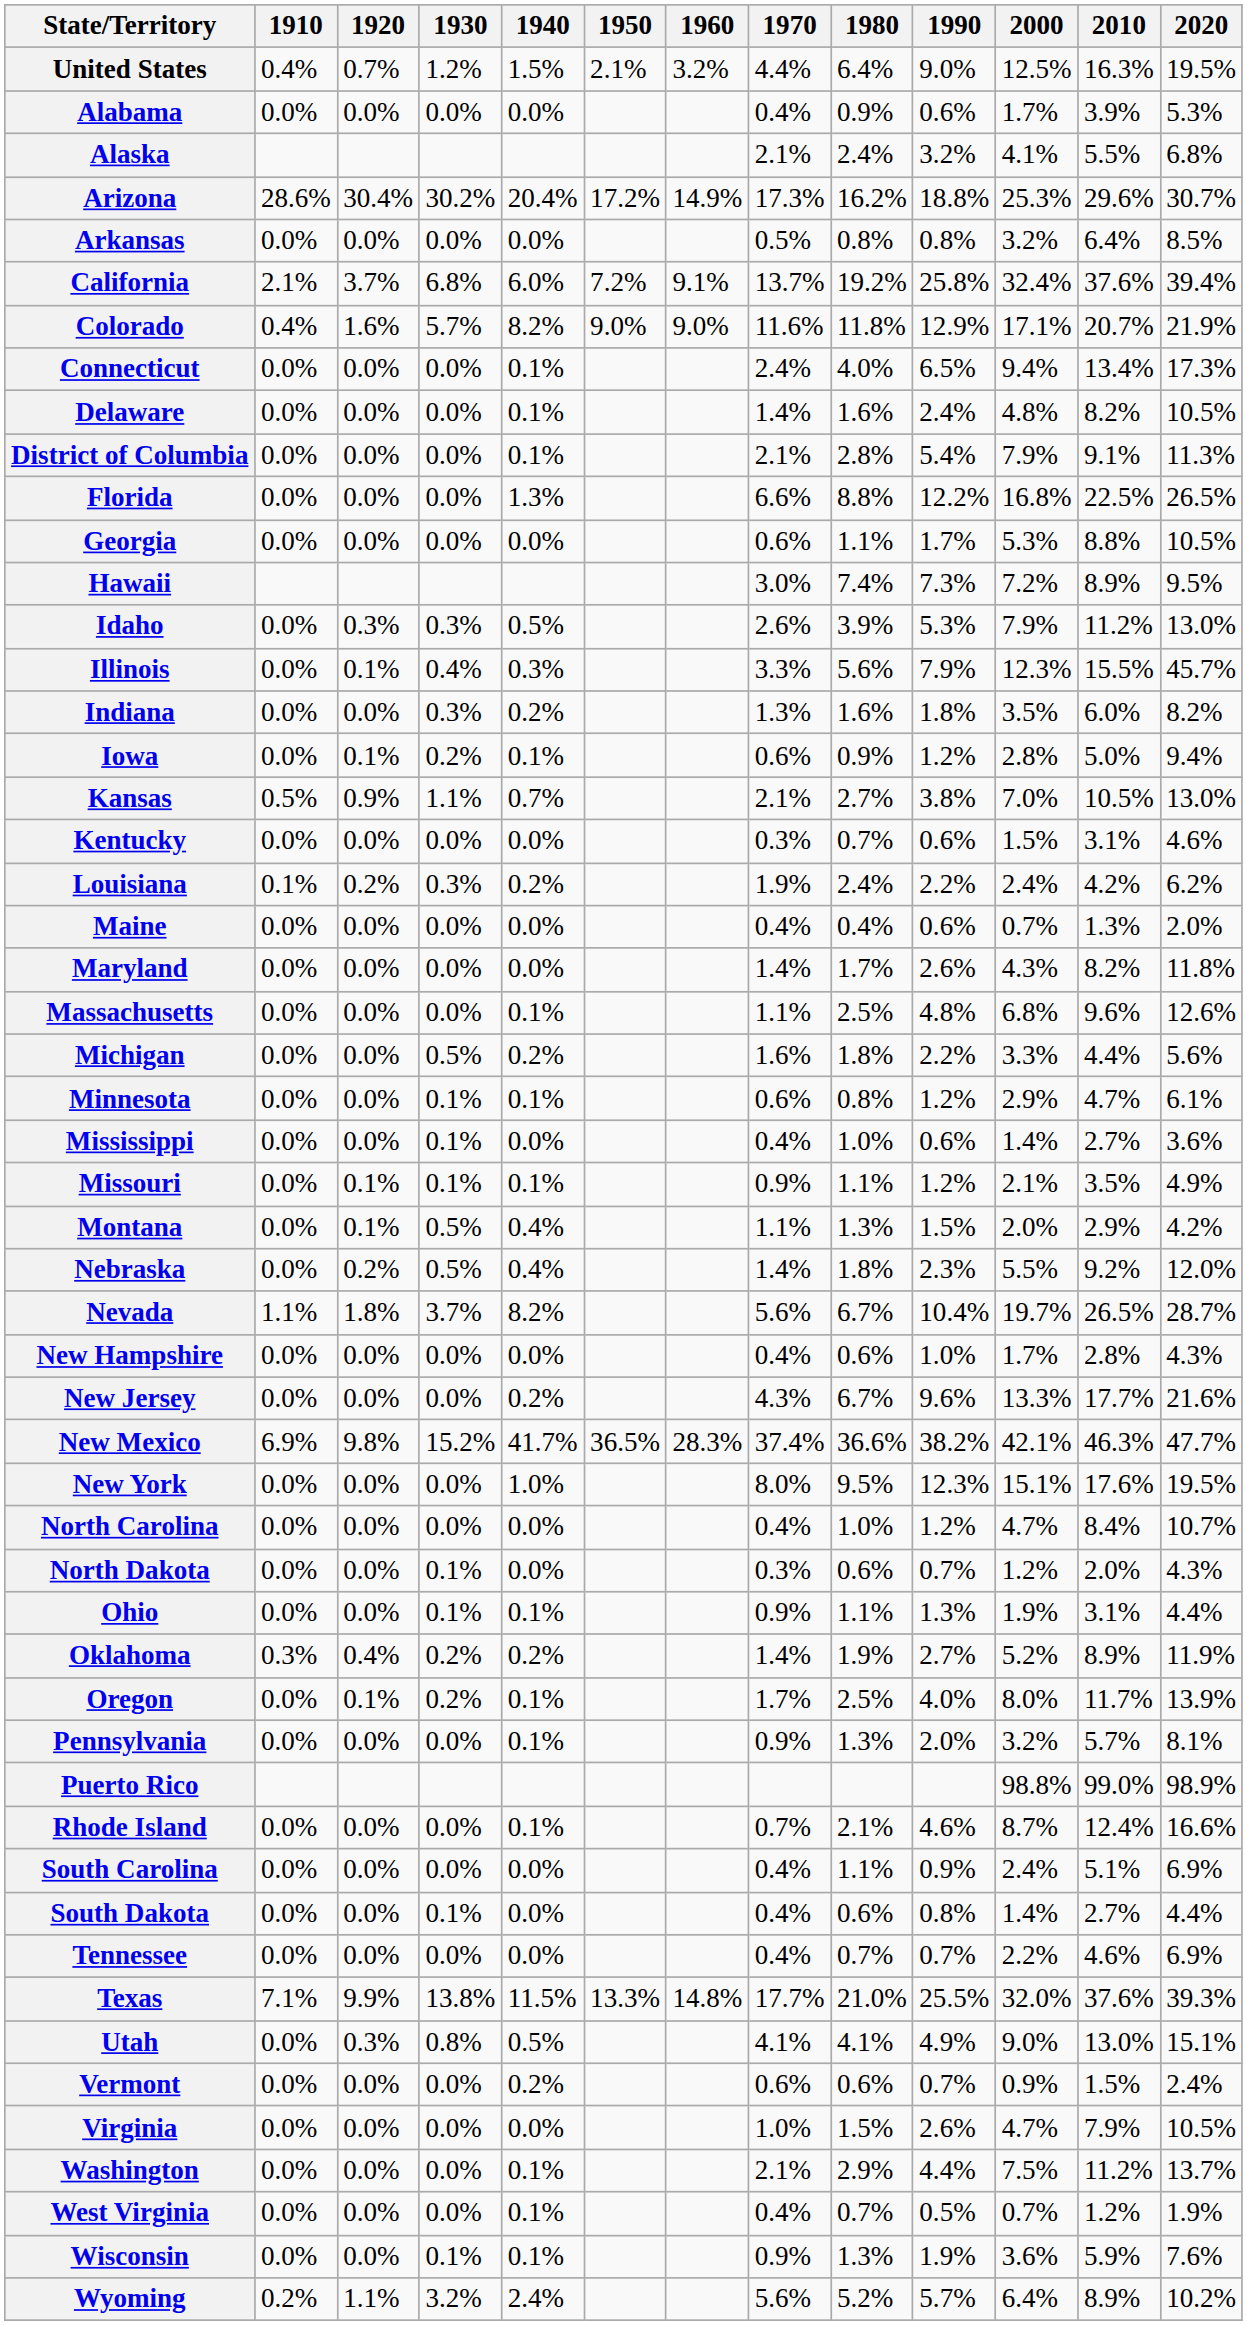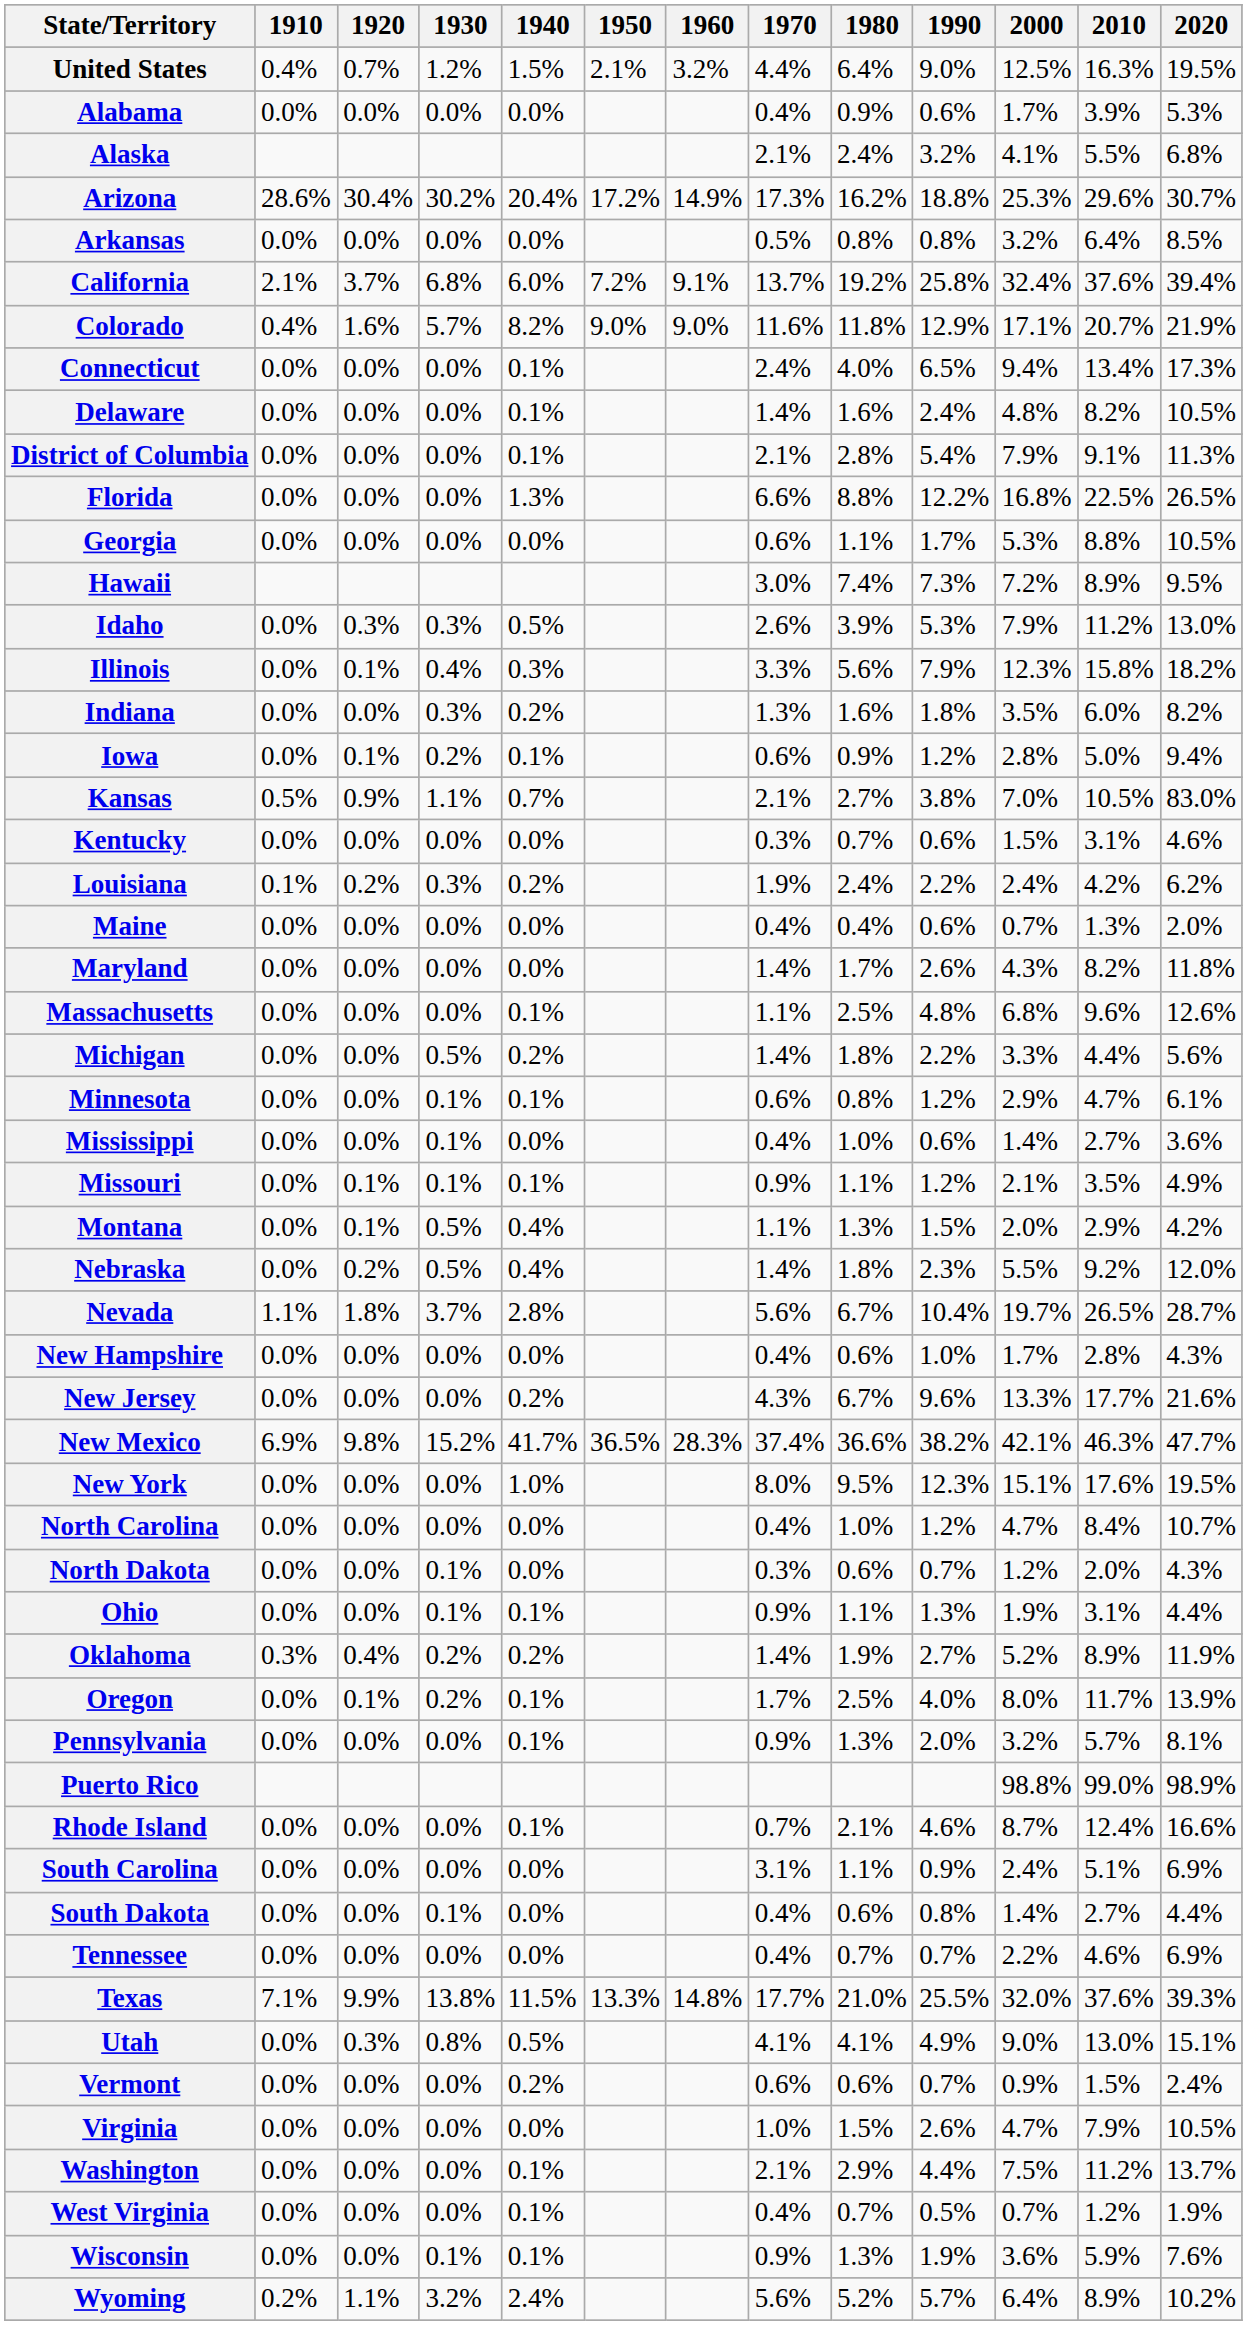(1119, 669) 15.5% -> (1119, 669) 15.8%
(1201, 669) 45.7% -> (1201, 669) 18.2%
(1201, 797) 13.0% -> (1201, 797) 83.0%
(783, 1055) 1.6% -> (783, 1055) 1.4%
(536, 1312) 8.2% -> (536, 1312) 2.8%
(783, 1869) 0.4% -> (783, 1869) 3.1%
